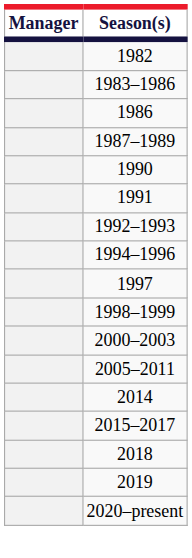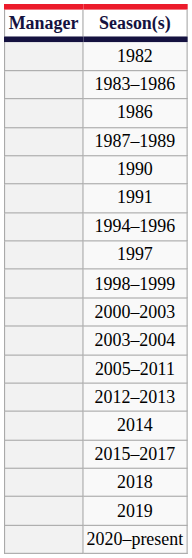- row: (135, 226)
+ row: (135, 340)
+ row: (135, 397)
